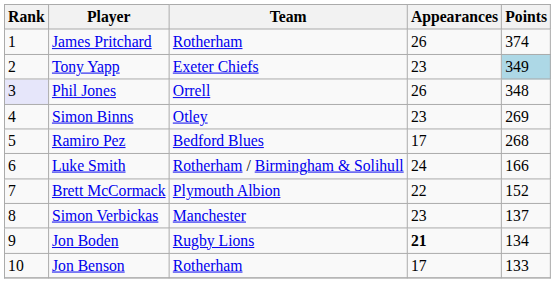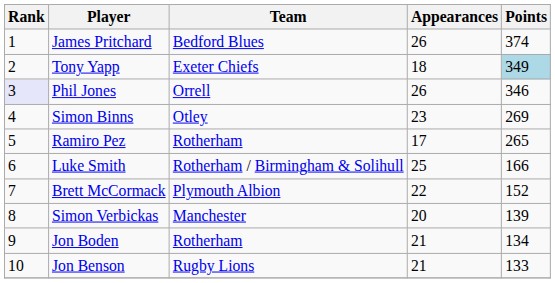(208, 41) Rotherham -> (218, 41) Bedford Blues
(419, 66) 23 -> (419, 66) 18
(517, 91) 348 -> (517, 91) 346
(218, 141) Bedford Blues -> (208, 141) Rotherham
(517, 141) 268 -> (517, 141) 265
(419, 166) 24 -> (419, 166) 25
(419, 215) 23 -> (419, 215) 20
(517, 215) 137 -> (517, 215) 139
(214, 240) Rugby Lions -> (208, 240) Rotherham
(419, 240) bold -> (419, 240) normal
(208, 265) Rotherham -> (214, 265) Rugby Lions
(419, 265) 17 -> (419, 265) 21
